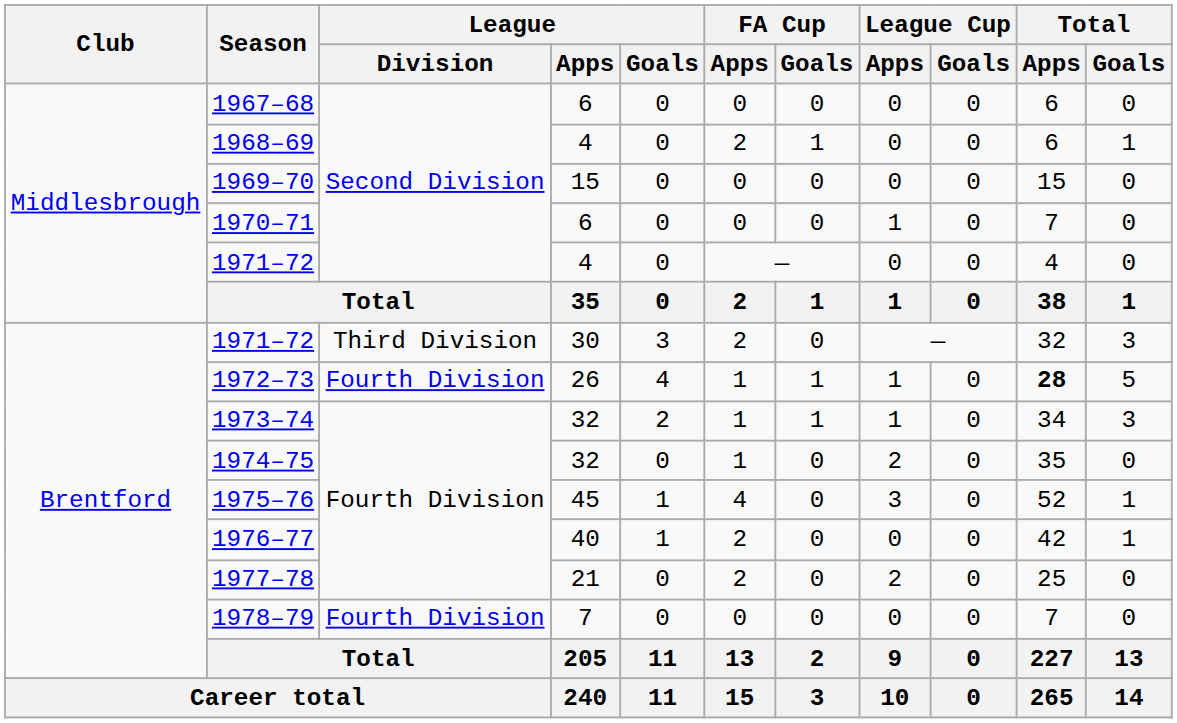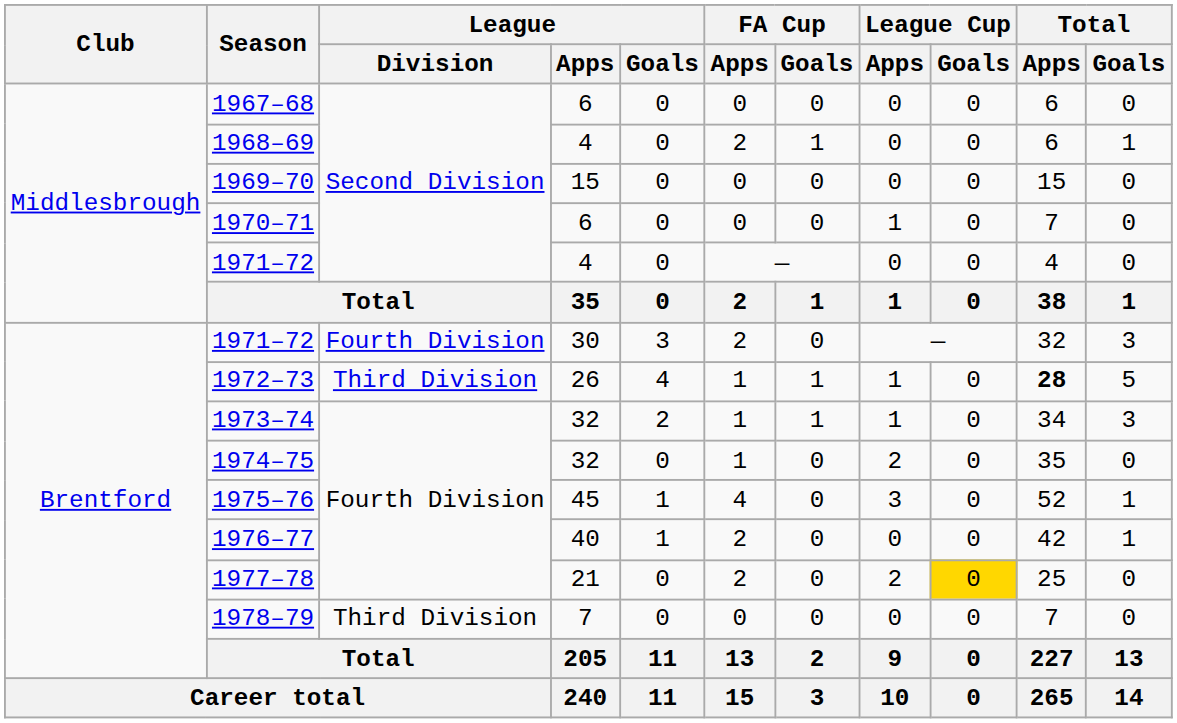(435, 342) Third Division -> (435, 342) Fourth Division
(435, 381) Fourth Division -> (435, 381) Third Division
(974, 579) no background -> (974, 579) gold background
(435, 619) Fourth Division -> (435, 619) Third Division
